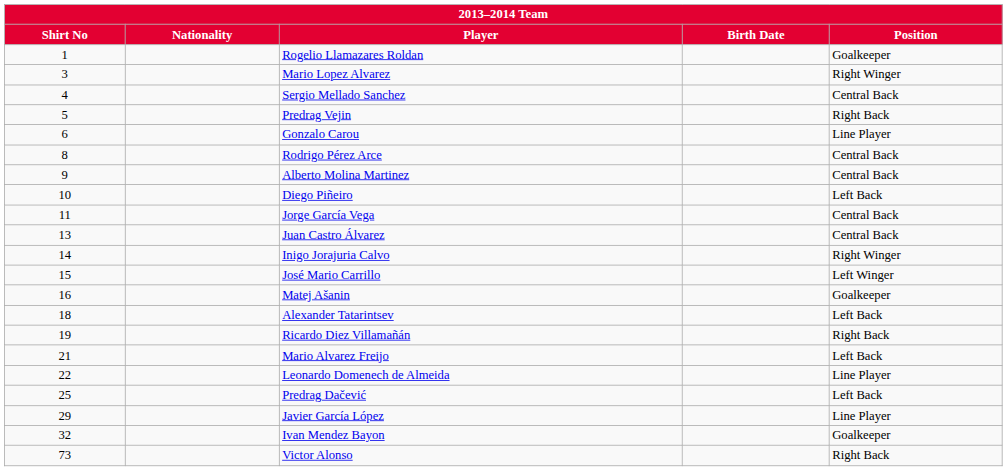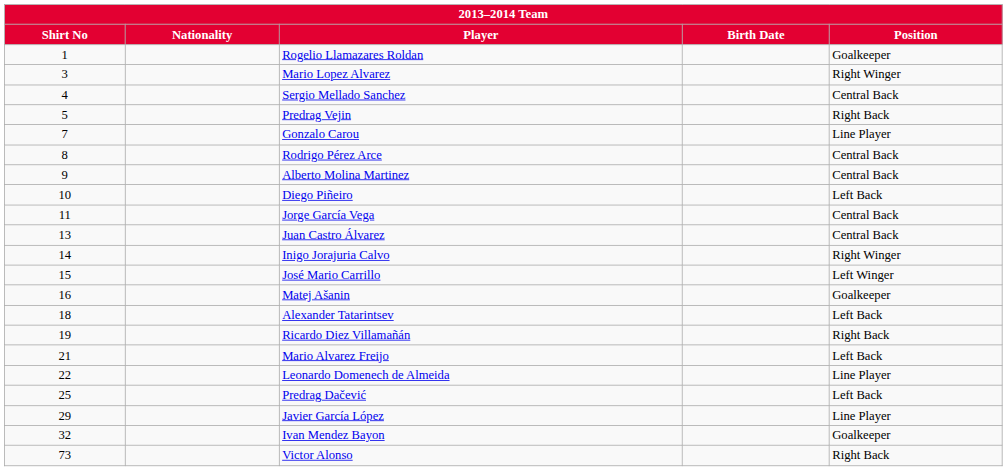(65, 134) 6 -> (65, 134) 7
